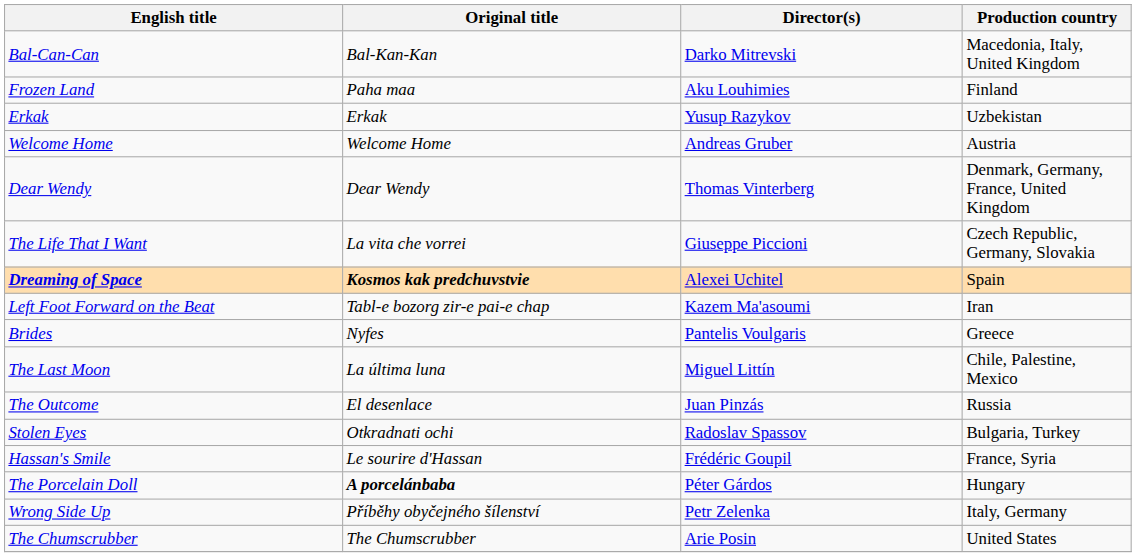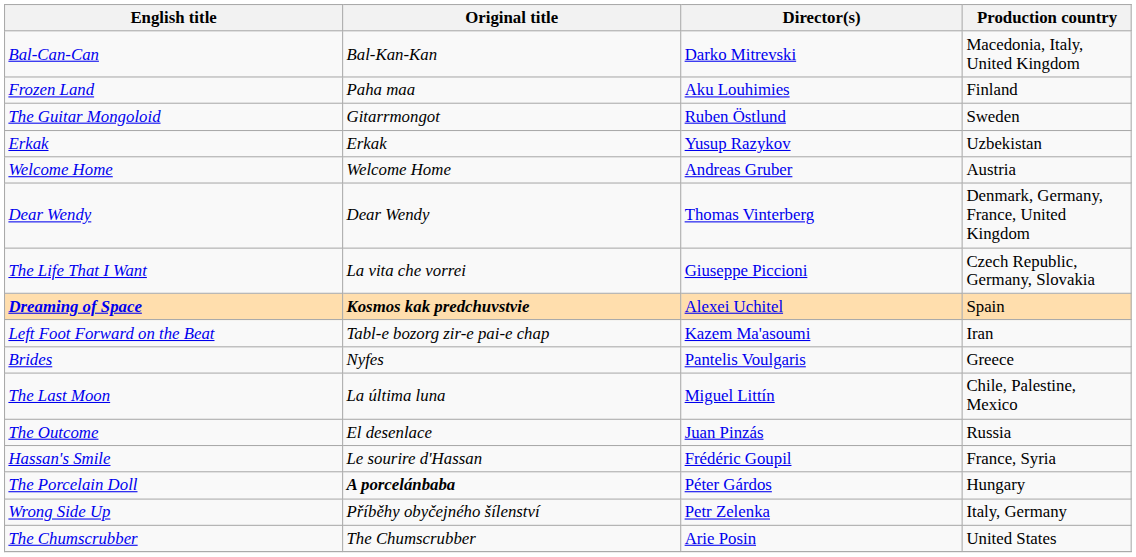+ row: (84, 116)
- row: (47, 432)
